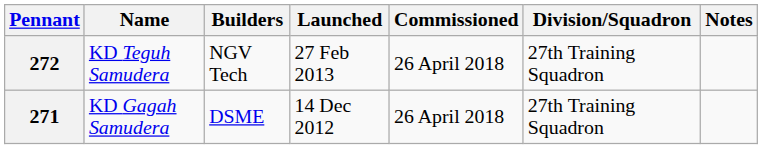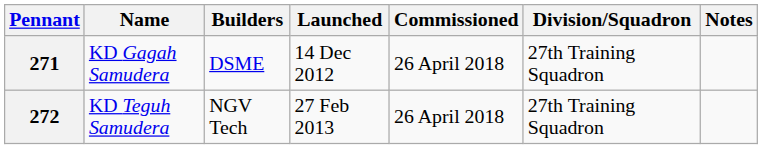rows swapped: (44, 116) <-> (44, 62)
